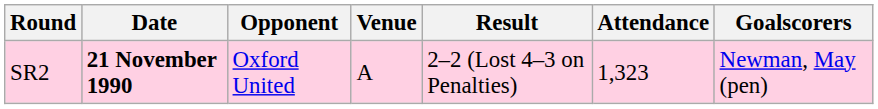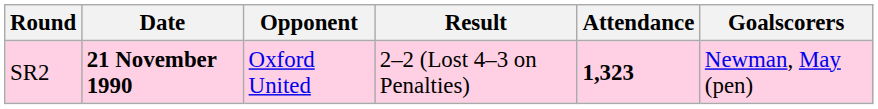- column: (387, 22)
(623, 71) normal -> (608, 71) bold
